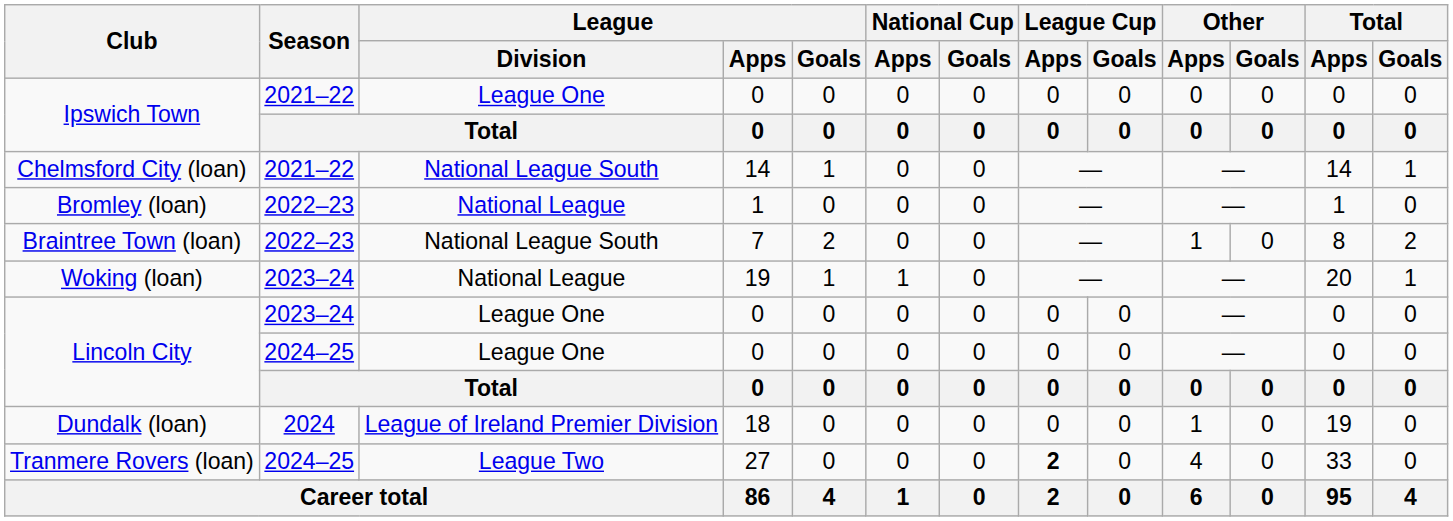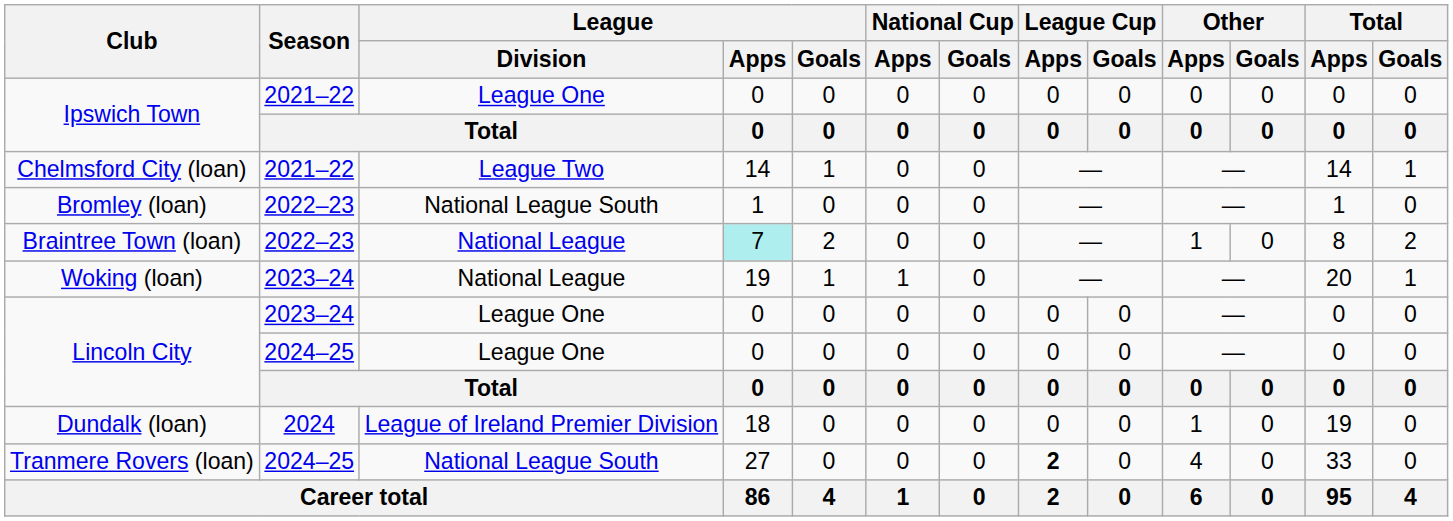(541, 168) National League South -> (541, 168) League Two
(541, 205) National League -> (541, 205) National League South
(541, 242) National League South -> (541, 242) National League
(758, 242) no background -> (758, 242) paleturquoise background
(541, 461) League Two -> (541, 461) National League South
